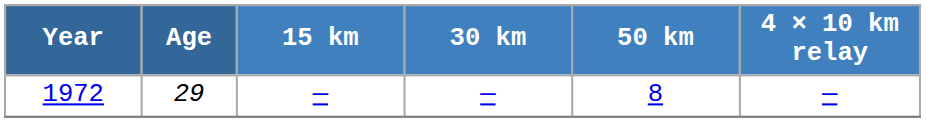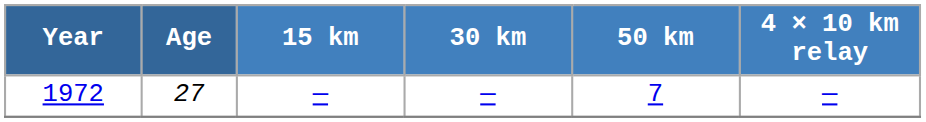(189, 96) 29 -> (189, 96) 27
(655, 96) 8 -> (655, 96) 7
